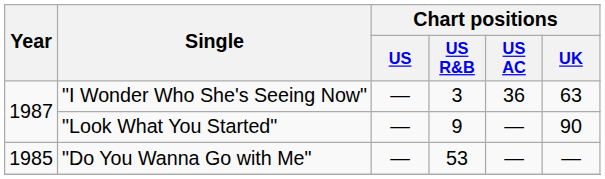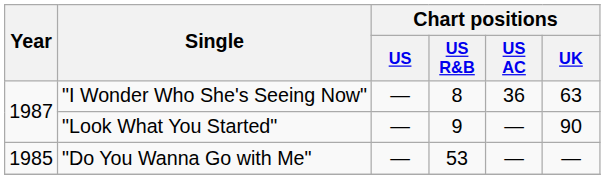(457, 95) 3 -> (457, 95) 8
